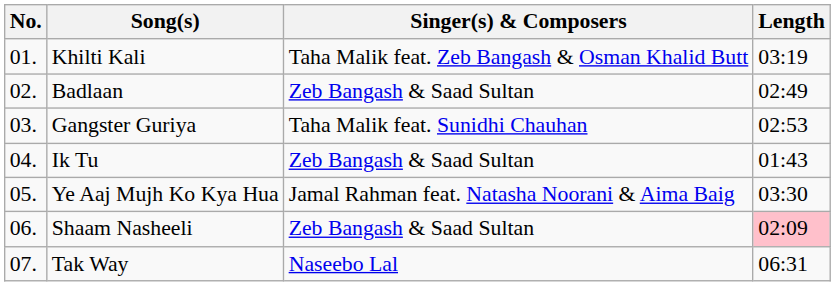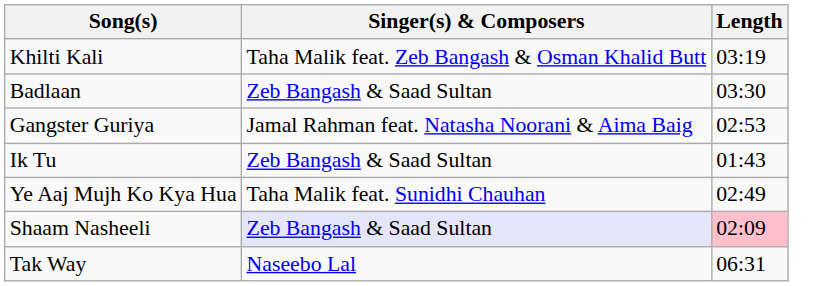- column: (26, 21)
(783, 90) 02:49 -> (741, 90) 03:30
(438, 125) Taha Malik feat. Sunidhi Chauhan -> (470, 125) Jamal Rahman feat. Natasha Noorani & Aima Baig
(512, 194) Jamal Rahman feat. Natasha Noorani & Aima Baig -> (396, 194) Taha Malik feat. Sunidhi Chauhan
(783, 194) 03:30 -> (741, 194) 02:49
(411, 228) no background -> (369, 228) lavender background
